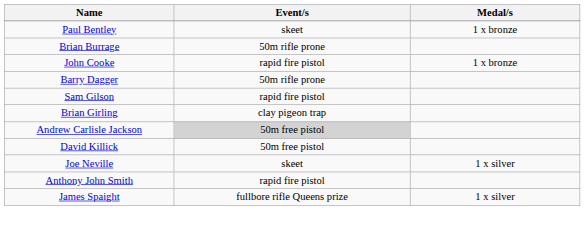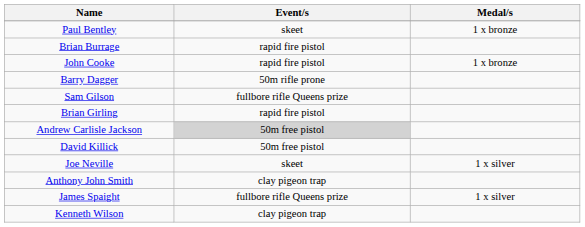(292, 46) 50m rifle prone -> (292, 46) rapid fire pistol
(292, 96) rapid fire pistol -> (292, 96) fullbore rifle Queens prize
(292, 113) clay pigeon trap -> (292, 113) rapid fire pistol
(292, 180) rapid fire pistol -> (292, 180) clay pigeon trap
+ row: (89, 213)
